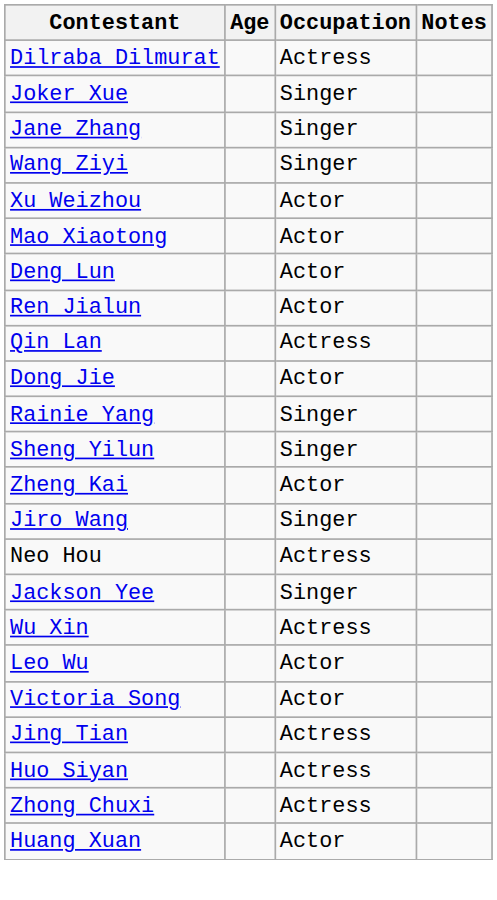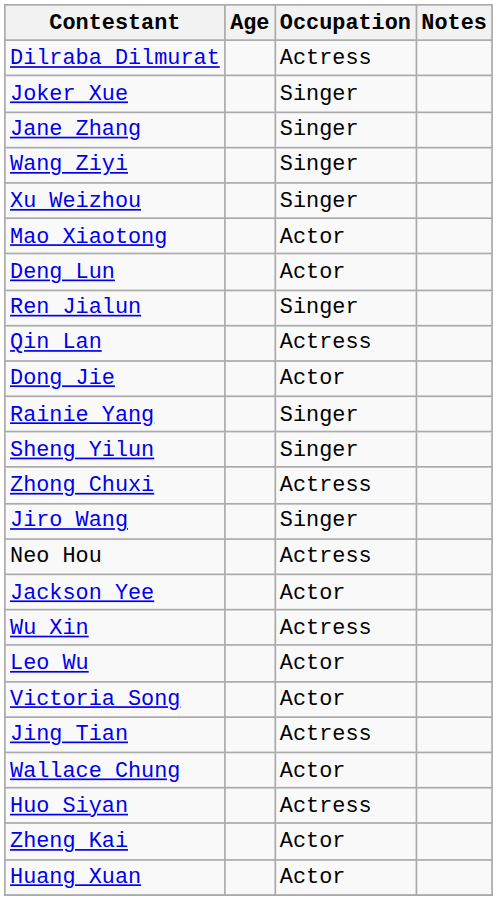(313, 201) Actor -> (319, 201) Singer
(313, 307) Actor -> (319, 307) Singer
rows swapped: (82, 806) <-> (69, 485)
(319, 592) Singer -> (313, 592) Actor
+ row: (95, 770)
